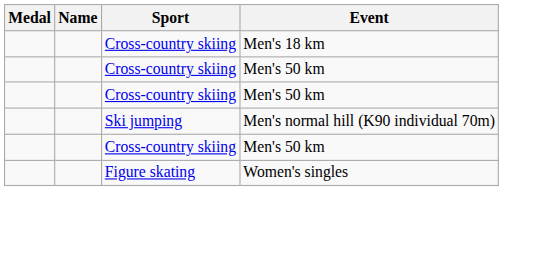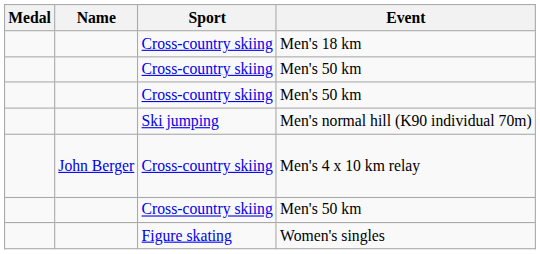+ row: (207, 165)
